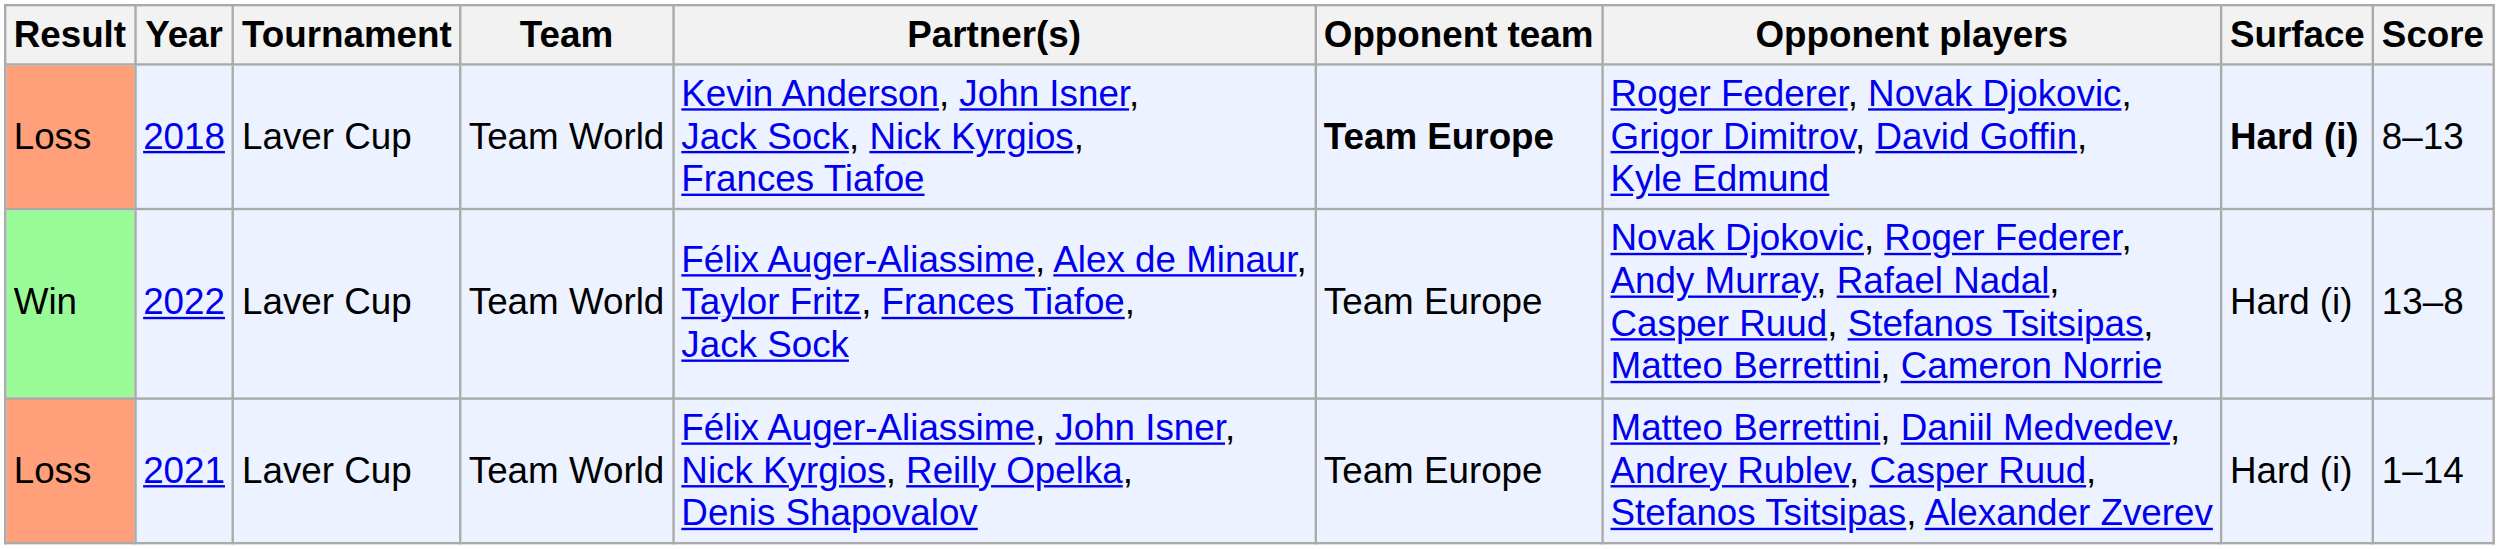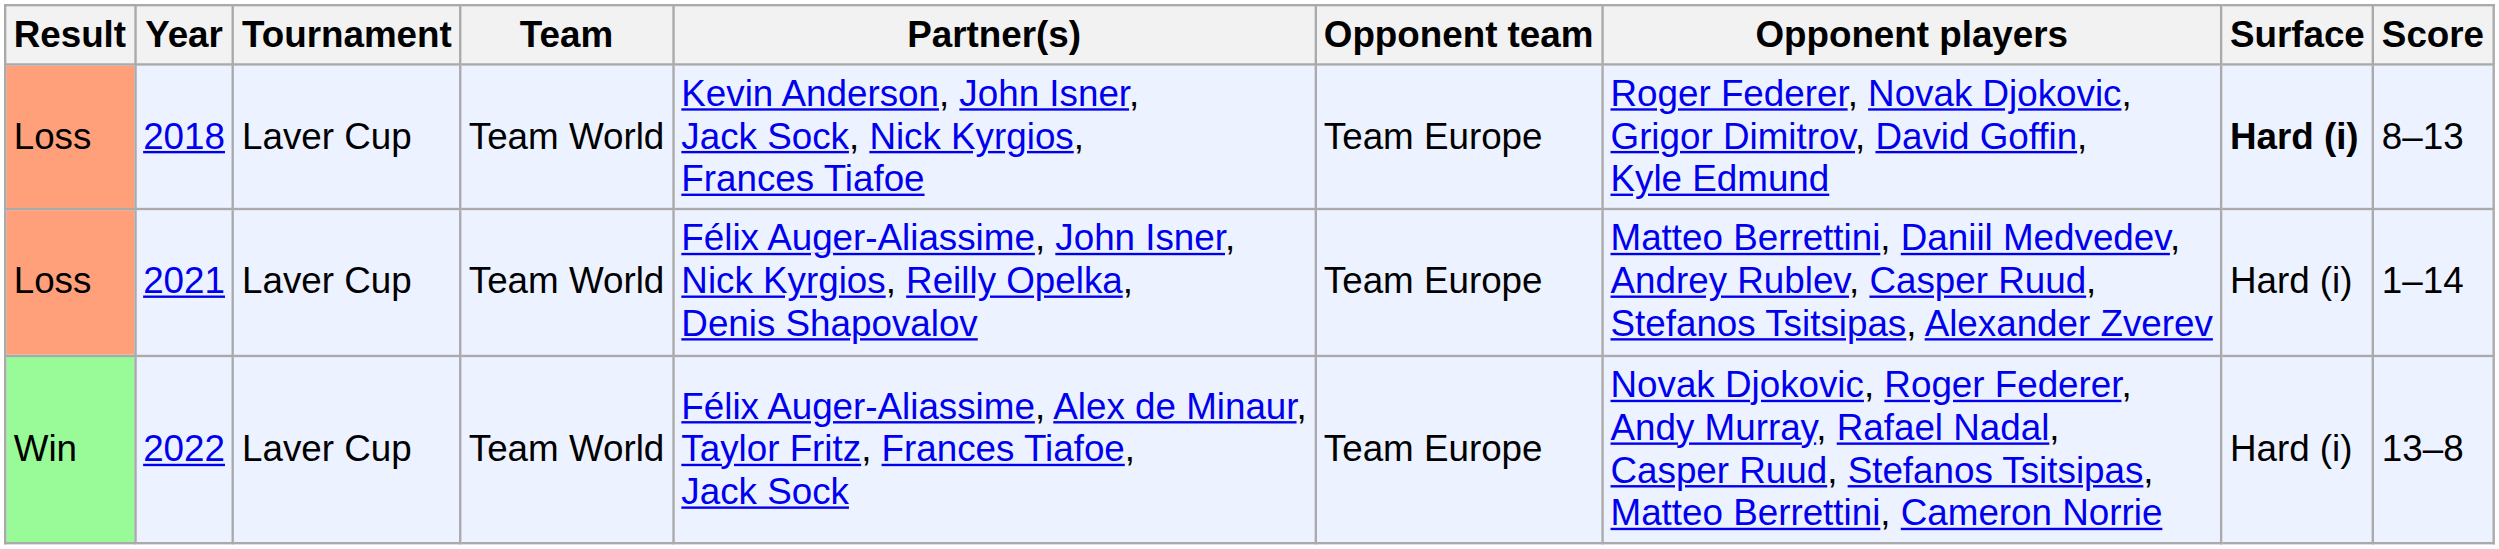(1439, 136) bold -> (1433, 136) normal
rows swapped: (184, 468) <-> (184, 302)
